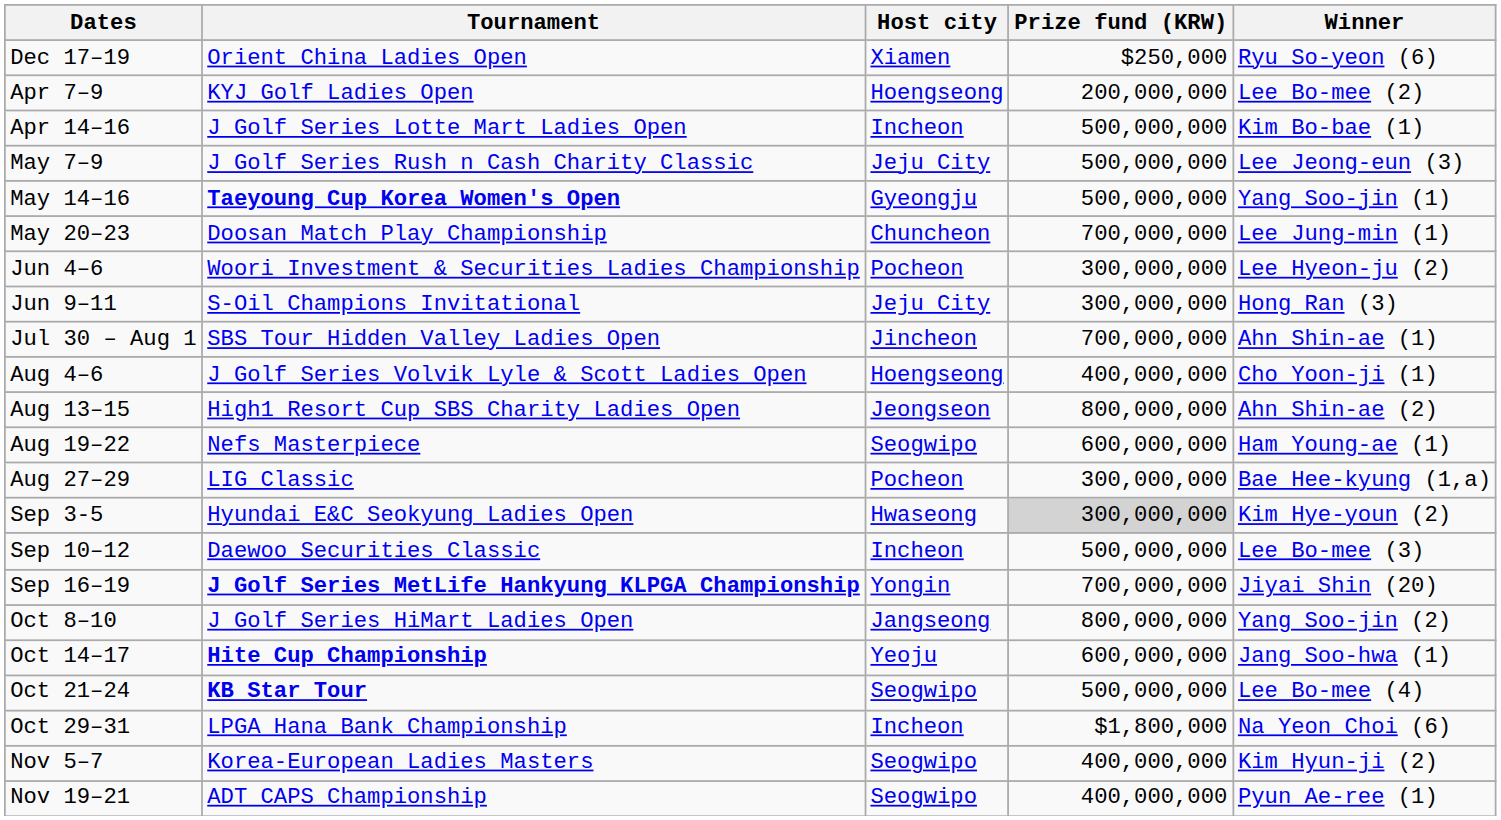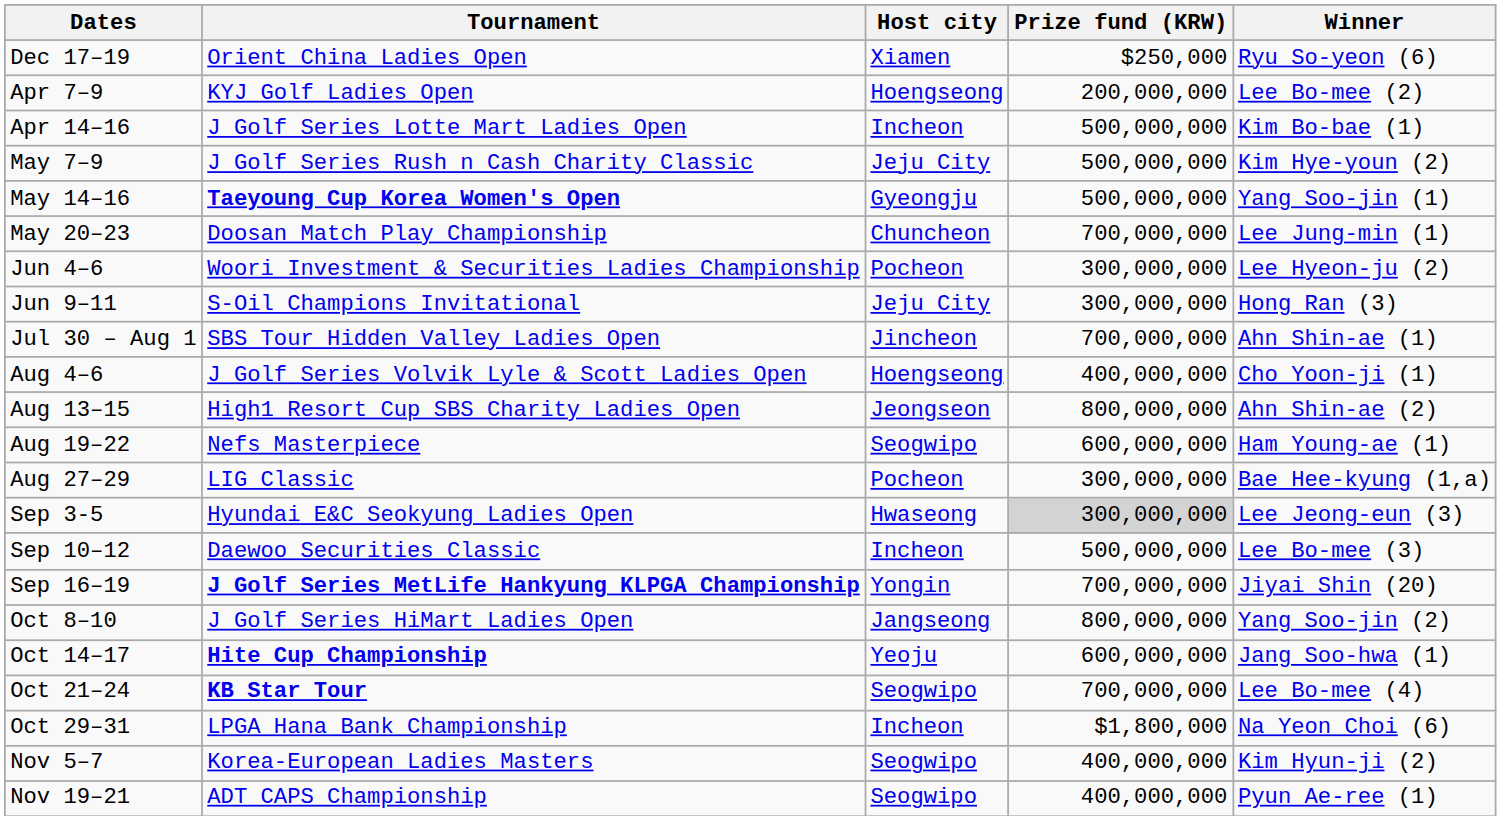(1351, 163) Lee Jeong-eun (3) -> (1345, 163) Kim Hye-youn (2)
(1345, 516) Kim Hye-youn (2) -> (1351, 516) Lee Jeong-eun (3)
(1154, 692) 500,000,000 -> (1154, 692) 700,000,000
